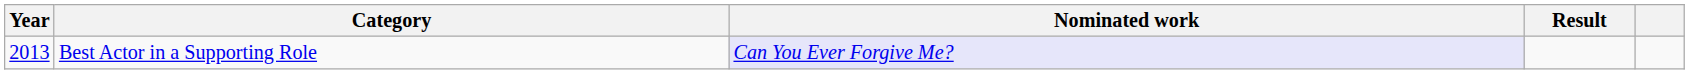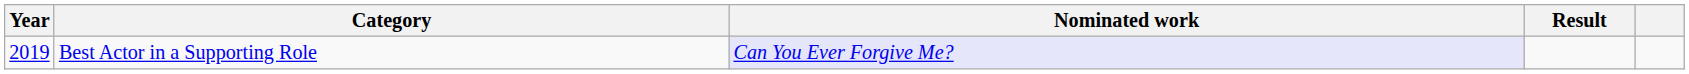(29, 52) 2013 -> (29, 52) 2019
